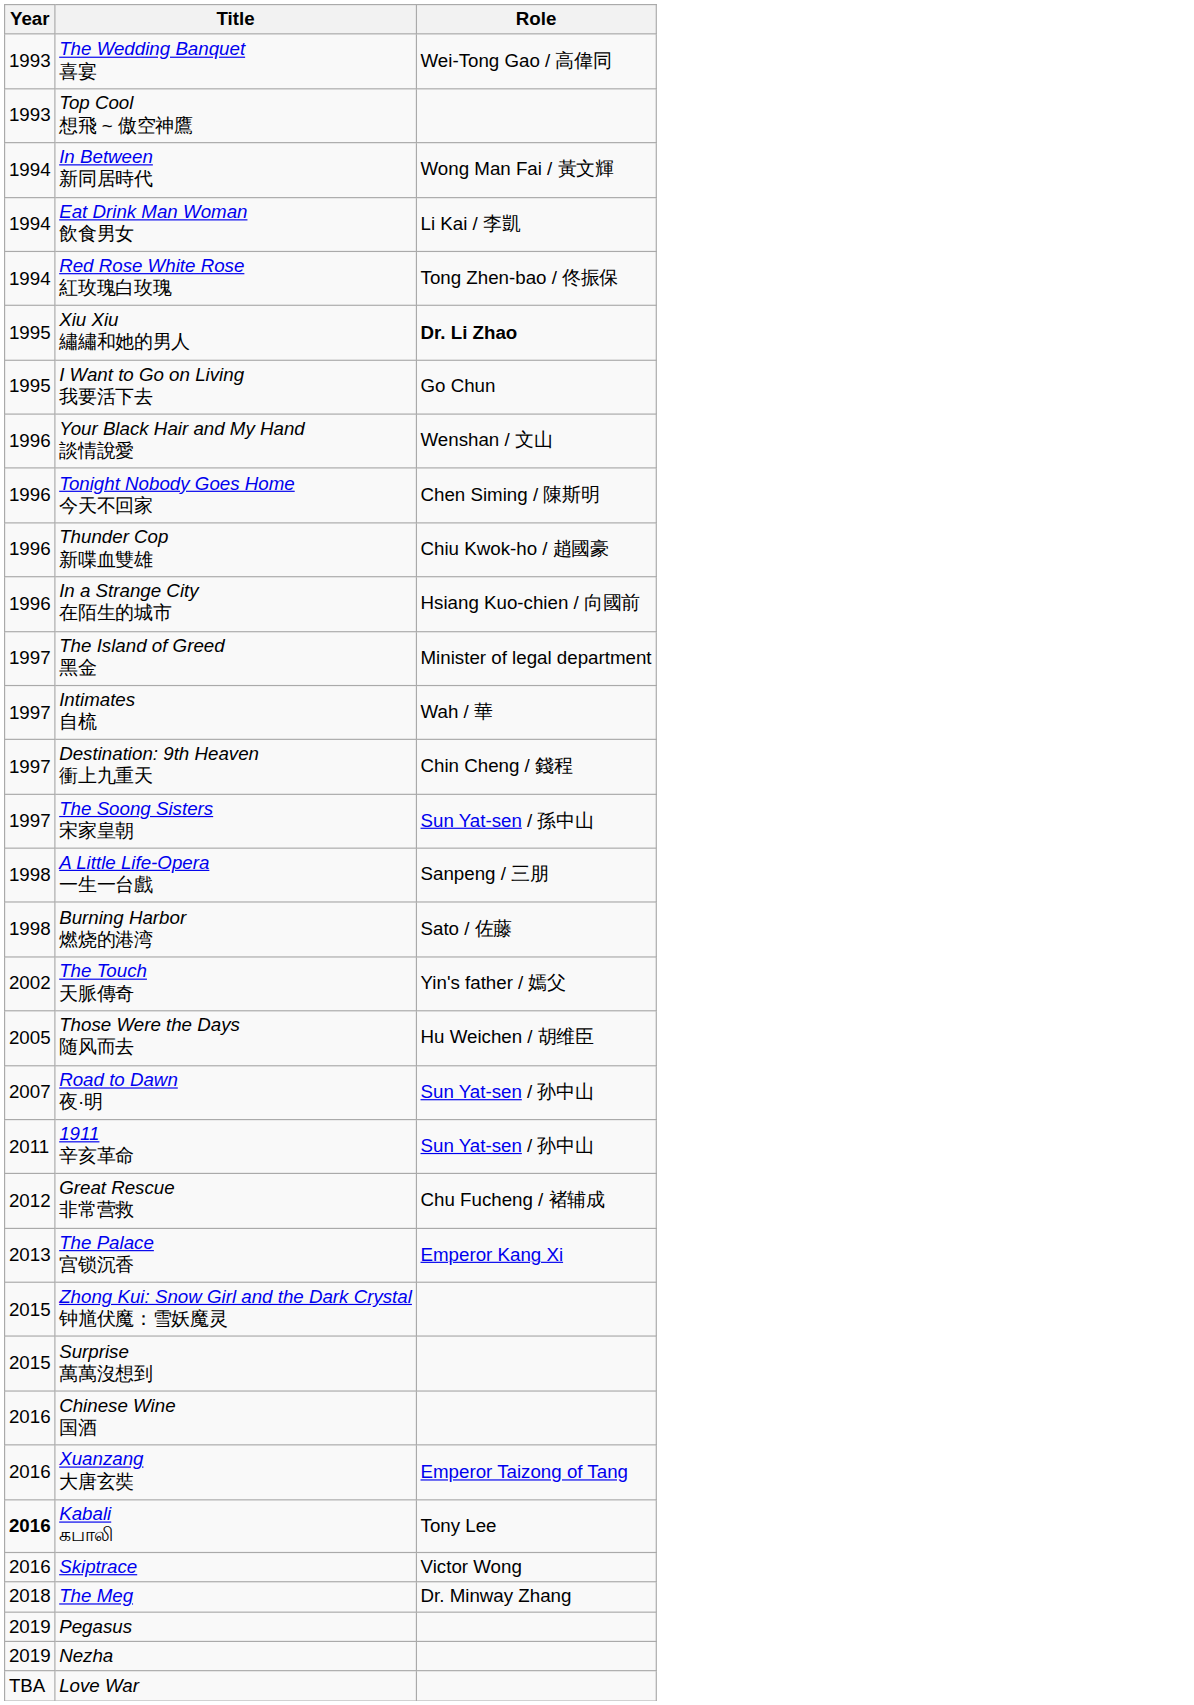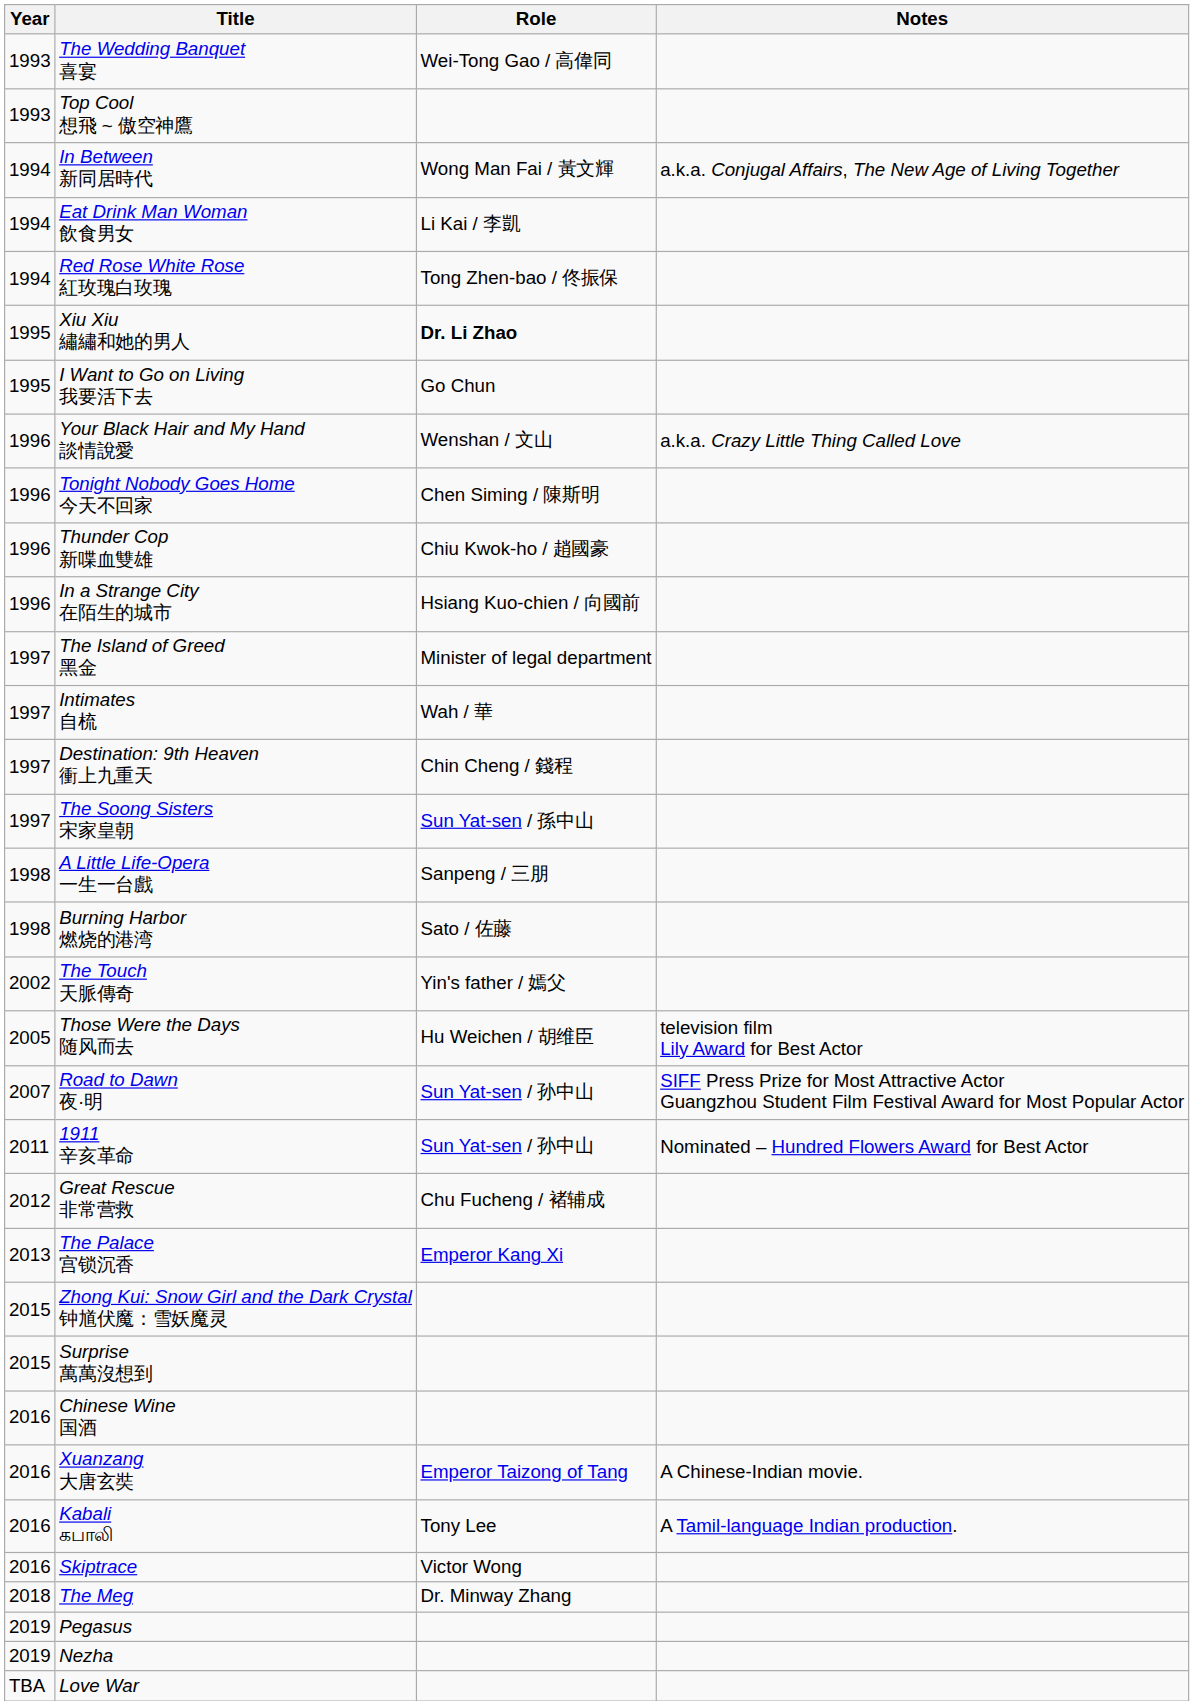+ column: (922, 19)
(30, 1525) bold -> (30, 1525) normal
